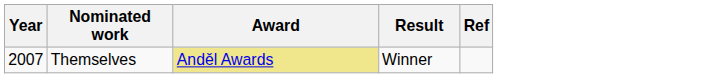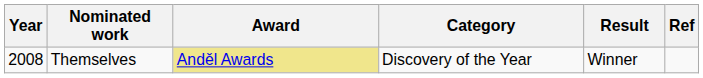+ column: (481, 25)
(26, 60) 2007 -> (26, 60) 2008
